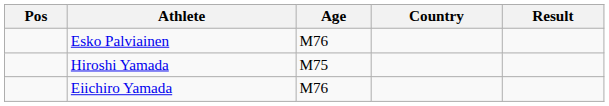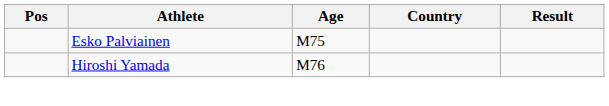(314, 40) M76 -> (311, 40) M75
(314, 64) M75 -> (311, 64) M76
- row: (122, 88)
